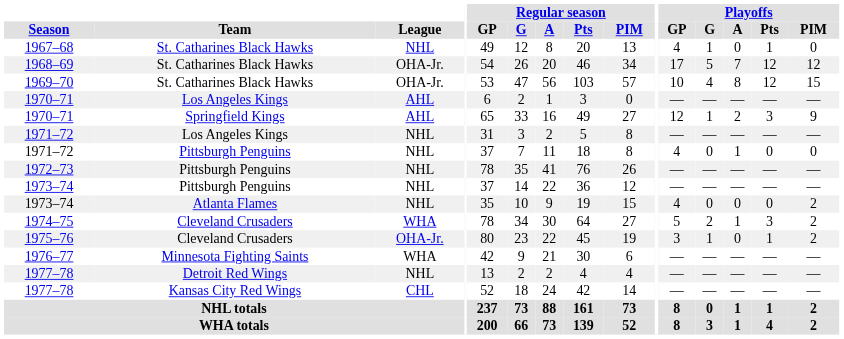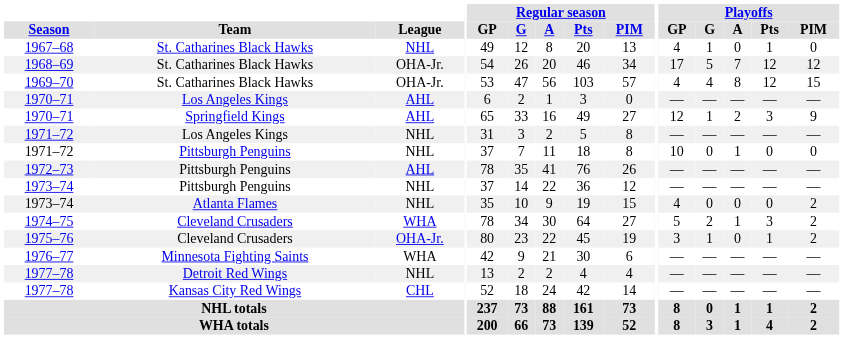(677, 82) 10 -> (677, 82) 4
(677, 151) 4 -> (677, 151) 10
(420, 169) NHL -> (420, 169) AHL
